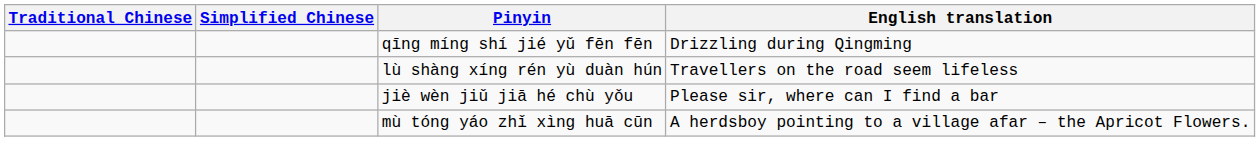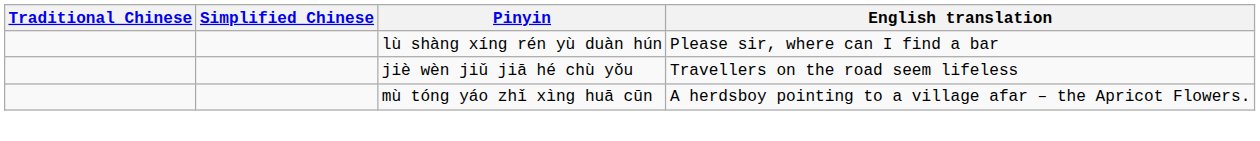- row: (517, 44)
(844, 70) Travellers on the road seem lifeless -> (834, 44) Please sir, where can I find a bar
(834, 97) Please sir, where can I find a bar -> (844, 70) Travellers on the road seem lifeless
